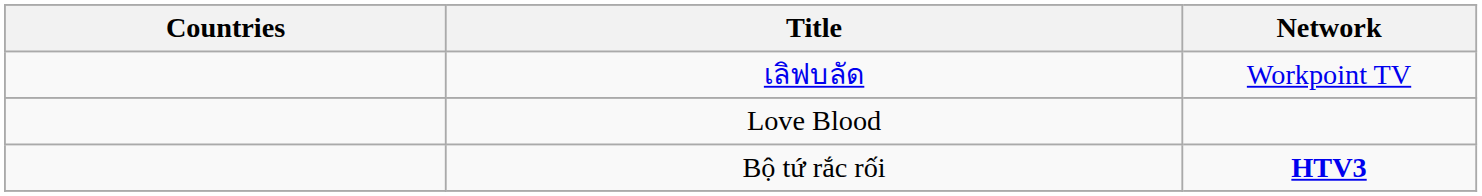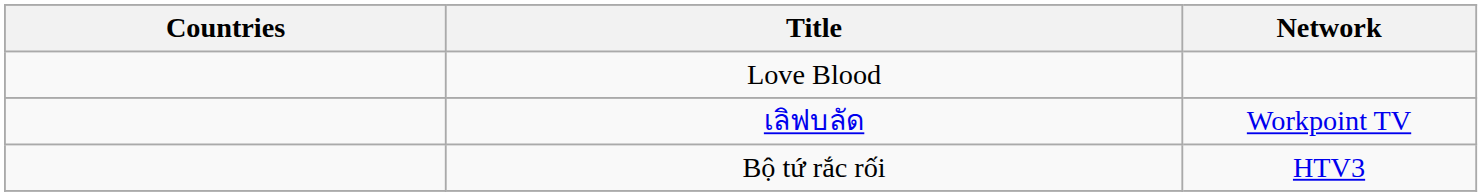rows swapped: (814, 121) <-> (814, 74)
(1329, 167) bold -> (1329, 167) normal
